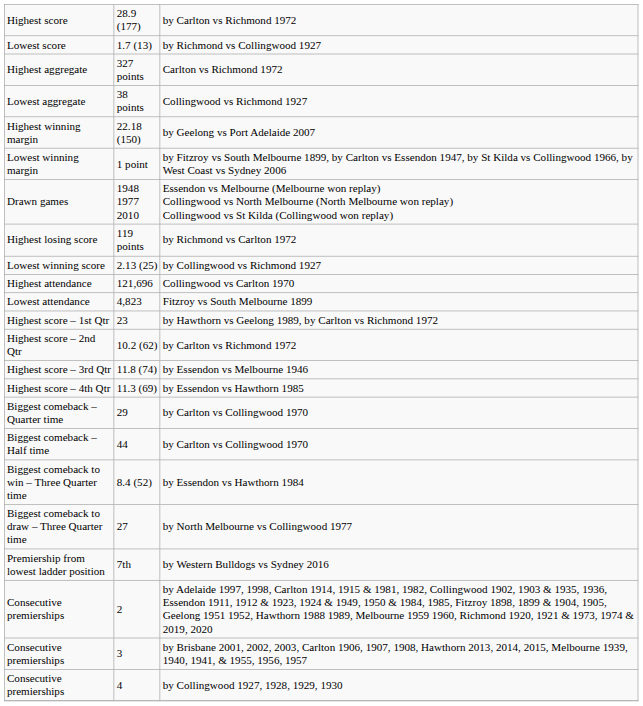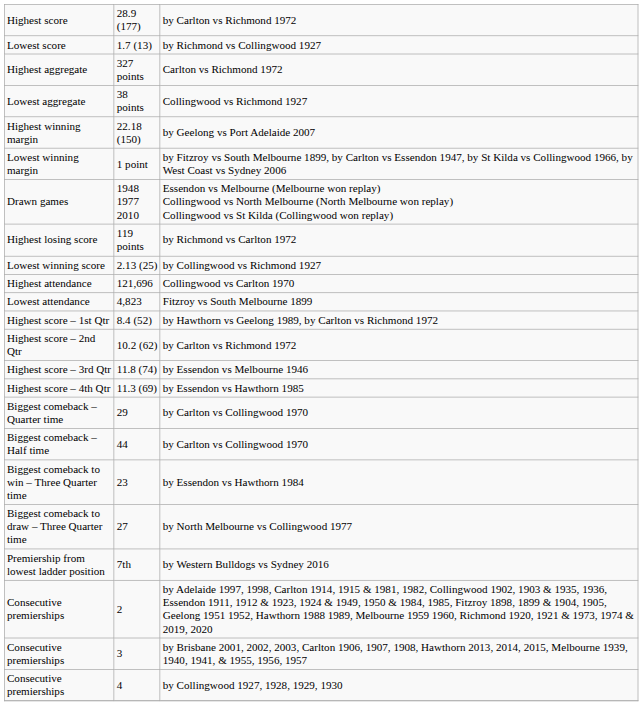(122, 320) 23 -> (134, 320) 8.4 (52)
(134, 482) 8.4 (52) -> (122, 482) 23
